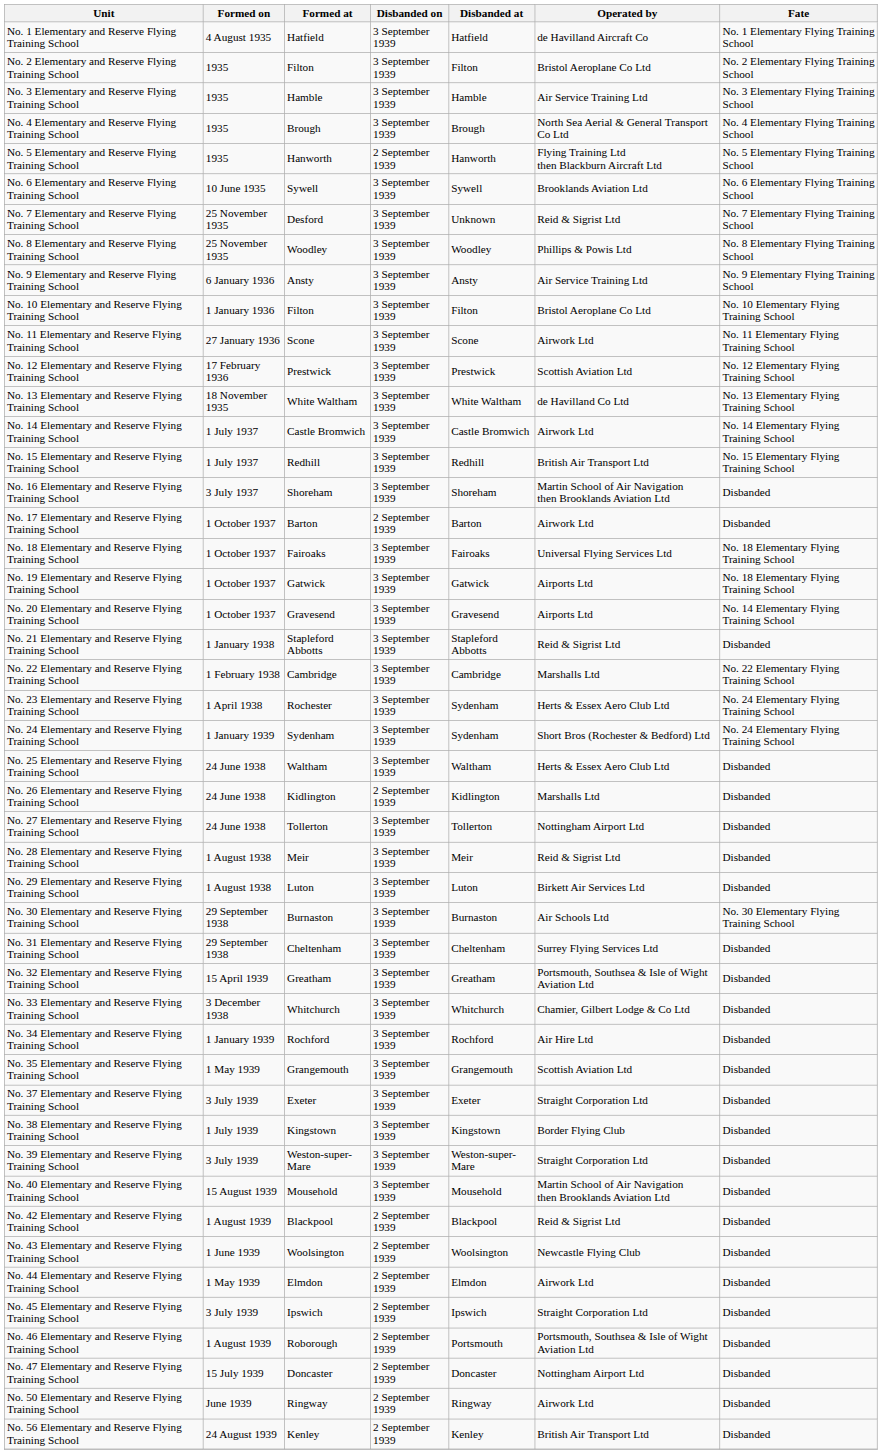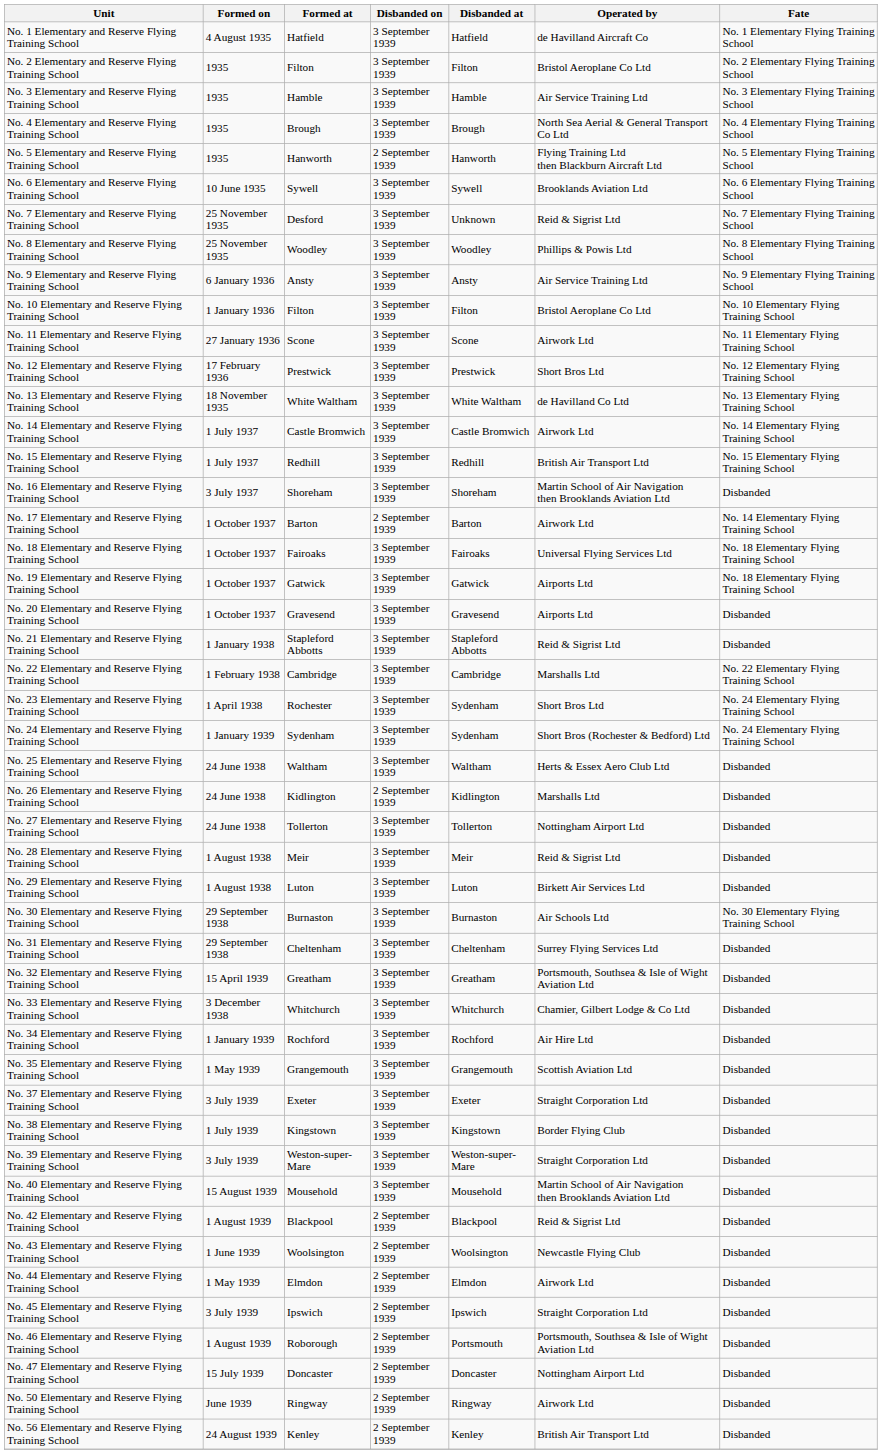(585, 371) Scottish Aviation Ltd -> (570, 371) Short Bros Ltd
(746, 523) Disbanded -> (781, 523) No. 14 Elementary Flying Training School
(781, 614) No. 14 Elementary Flying Training School -> (746, 614) Disbanded
(603, 705) Herts & Essex Aero Club Ltd -> (570, 705) Short Bros Ltd
